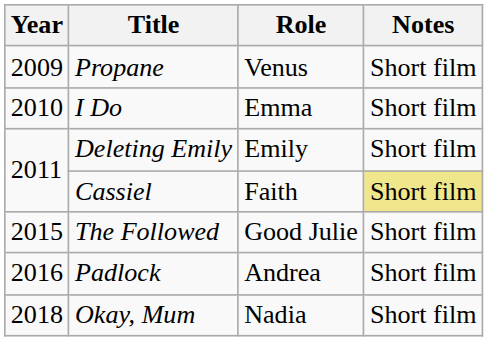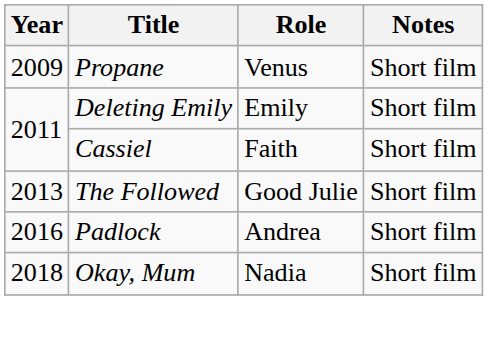- row: (99, 107)
(423, 190) khaki background -> (423, 149) no background
(37, 231) 2015 -> (37, 190) 2013
